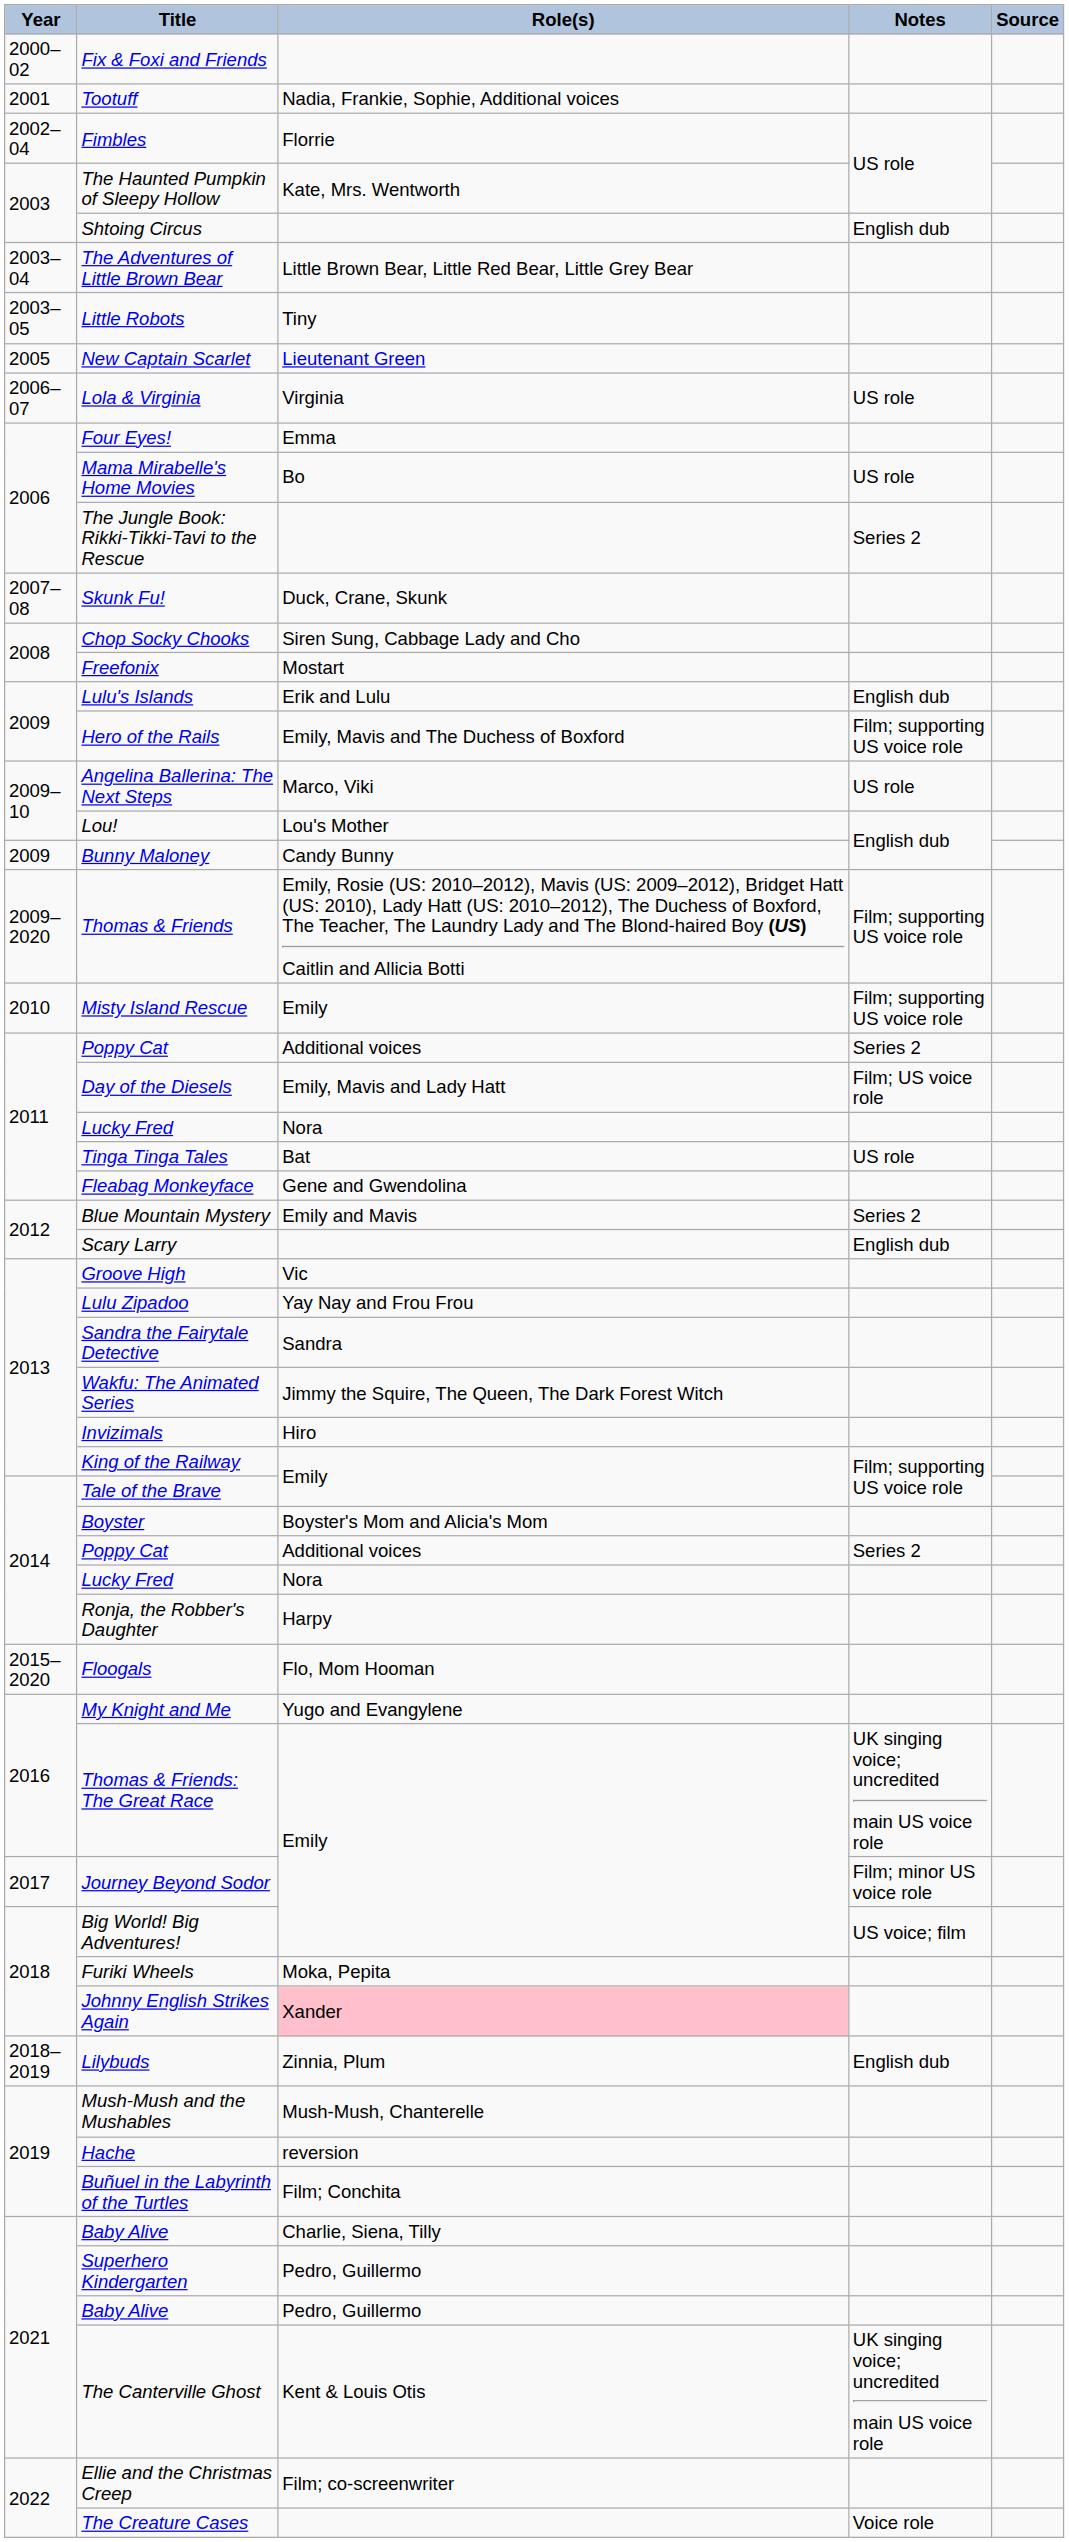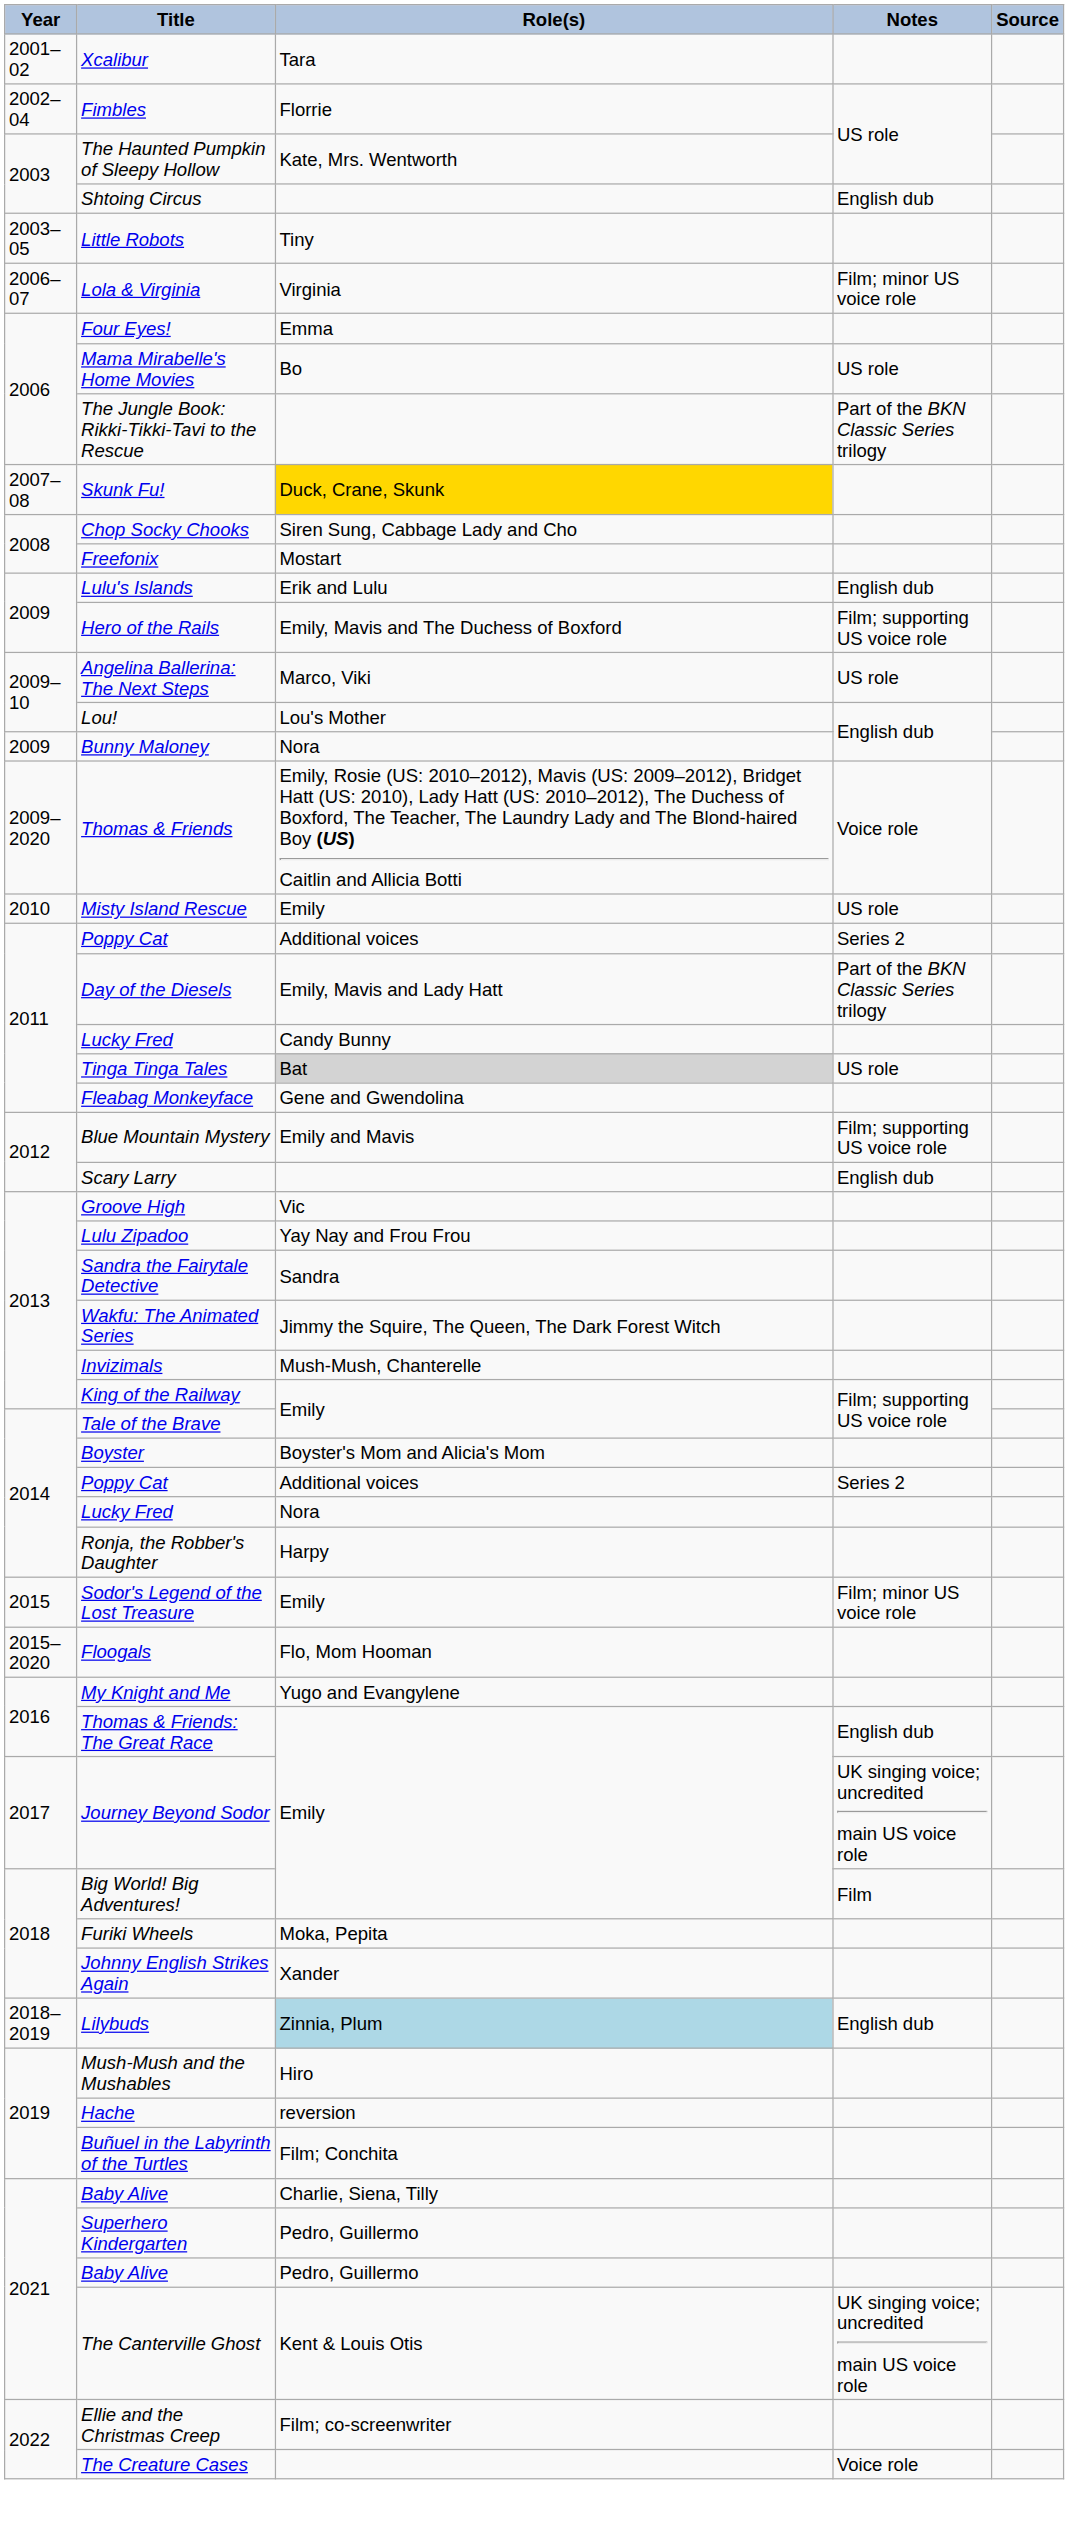+ row: (35, 59)
- row: (35, 59)
- row: (30, 99)
- row: (35, 268)
- row: (30, 358)
(884, 398) US role -> (898, 289) Film; minor US voice role
(887, 538) Series 2 -> (901, 429) Part of the BKN Classic Series trilogy
(365, 598) no background -> (362, 489) gold background
(338, 855) Candy Bunny -> (300, 747) Nora
(919, 926) Film; supporting US voice role -> (878, 828) Voice role
(919, 1008) Film; supporting US voice role -> (868, 909) US role
(912, 1087) Film; US voice role -> (901, 989) Part of the BKN Classic Series trilogy
(302, 1127) Nora -> (335, 1039) Candy Bunny
(296, 1156) no background -> (293, 1068) lightgrey background
(887, 1215) Series 2 -> (903, 1137) Film; supporting US voice role
(299, 1433) Hiro -> (380, 1365) Mush-Mush, Chanterelle
+ row: (30, 1602)
(920, 1790) UK singing voice; uncredited main US voice role -> (885, 1731) English dub
(914, 1882) Film; minor US voice role -> (912, 1813) UK singing voice; uncredited main US voice role
(909, 1932) US voice; film -> (854, 1894) Film
(312, 2012) pink background -> (309, 1974) no background
(334, 2062) no background -> (331, 2024) lightblue background
(383, 2112) Mush-Mush, Chanterelle -> (296, 2074) Hiro
